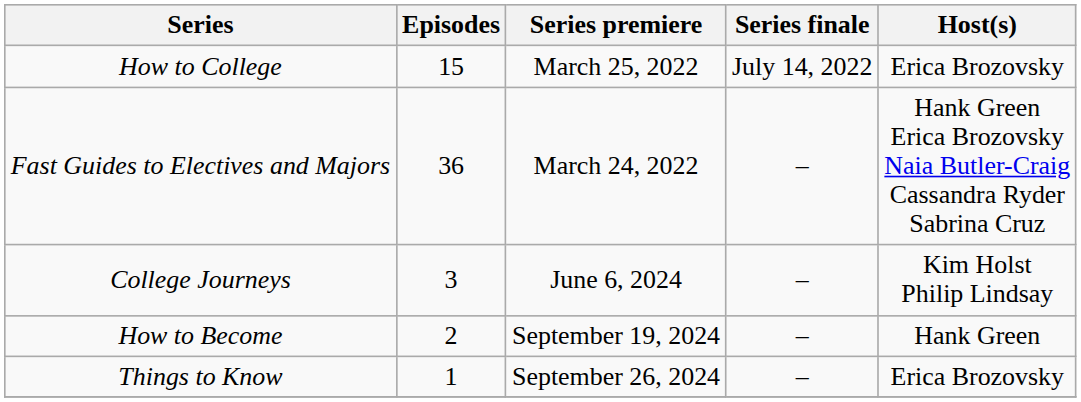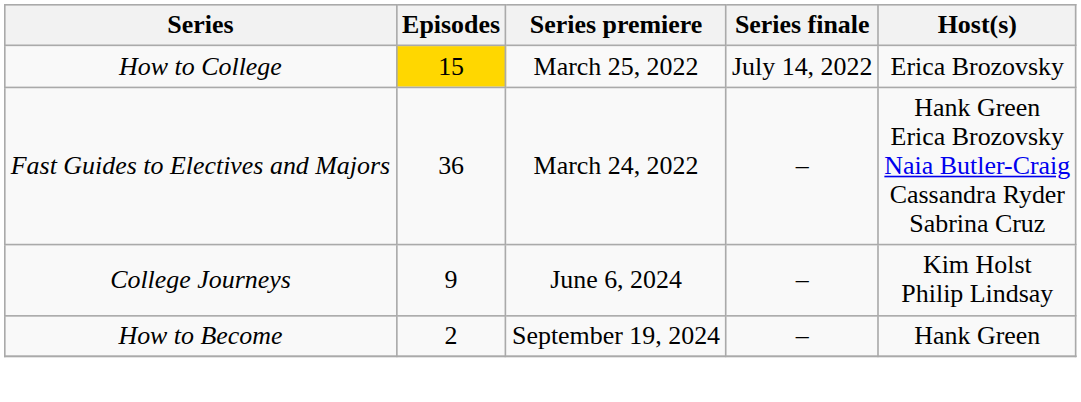(451, 66) no background -> (451, 66) gold background
(451, 279) 3 -> (451, 279) 9
- row: (200, 376)
